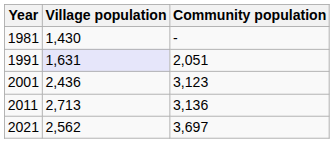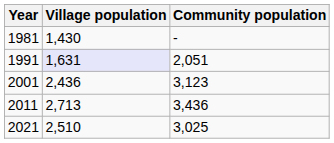(191, 104) 3,136 -> (191, 104) 3,436
(63, 127) 2,562 -> (63, 127) 2,510
(191, 127) 3,697 -> (191, 127) 3,025
